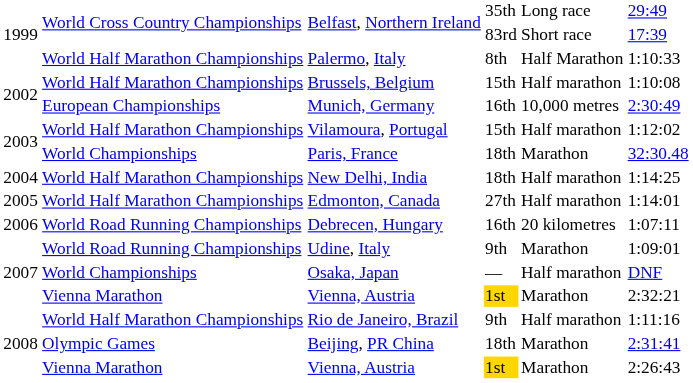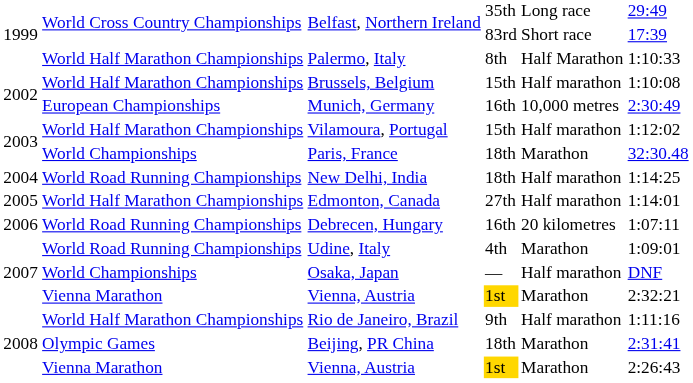(173, 177) World Half Marathon Championships -> (172, 177) World Road Running Championships
(496, 248) 9th -> (496, 248) 4th
